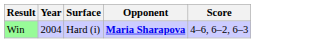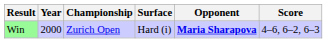+ column: (100, 12)
(51, 29) 2004 -> (51, 29) 2000
